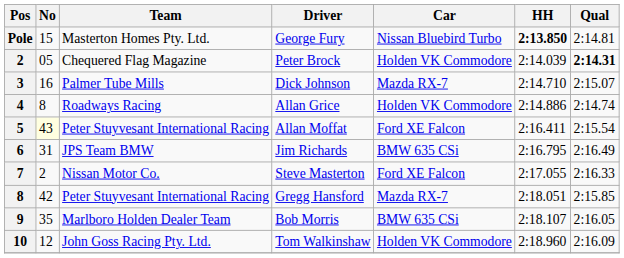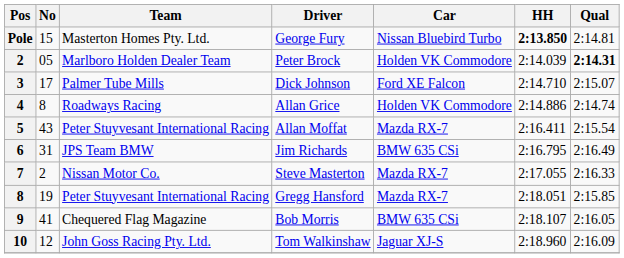(134, 61) Chequered Flag Magazine -> (146, 61) Marlboro Holden Dealer Team
(46, 83) 16 -> (46, 83) 17
(412, 83) Mazda RX-7 -> (421, 83) Ford XE Falcon
(46, 128) lightyellow background -> (46, 128) no background
(421, 128) Ford XE Falcon -> (412, 128) Mazda RX-7
(421, 173) Ford XE Falcon -> (412, 173) Mazda RX-7
(46, 196) 42 -> (46, 196) 19
(46, 218) 35 -> (46, 218) 41
(146, 218) Marlboro Holden Dealer Team -> (134, 218) Chequered Flag Magazine
(444, 241) Holden VK Commodore -> (410, 241) Jaguar XJ-S
